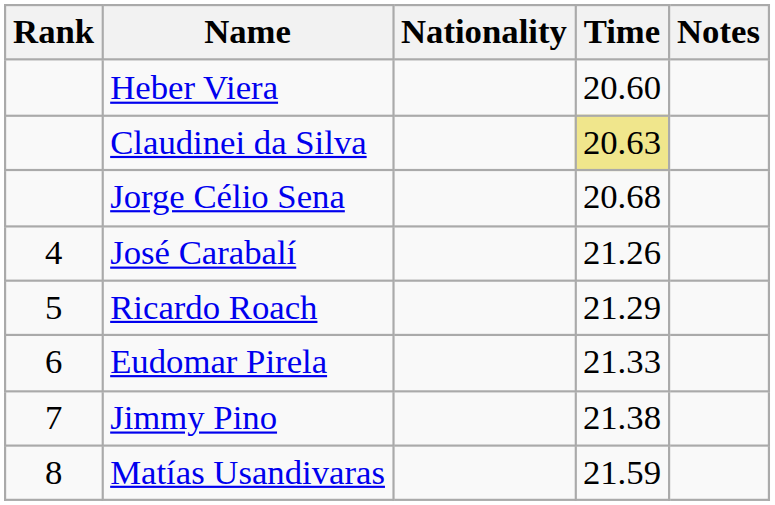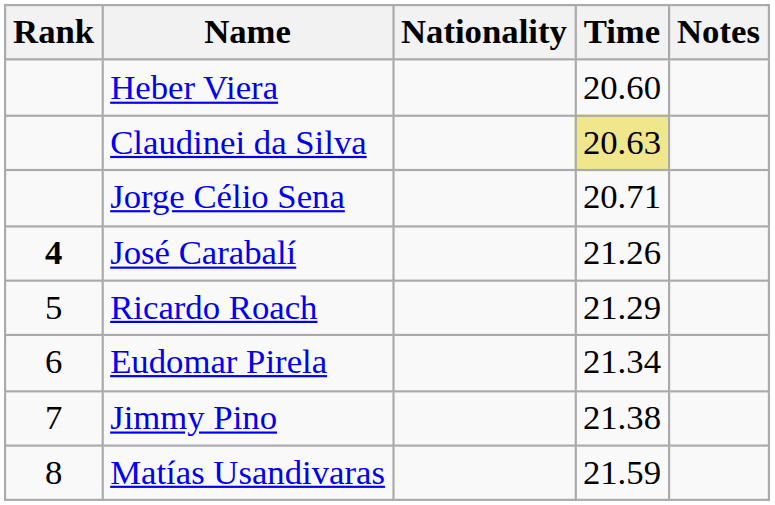(622, 197) 20.68 -> (622, 197) 20.71
(54, 252) normal -> (54, 252) bold
(622, 362) 21.33 -> (622, 362) 21.34
